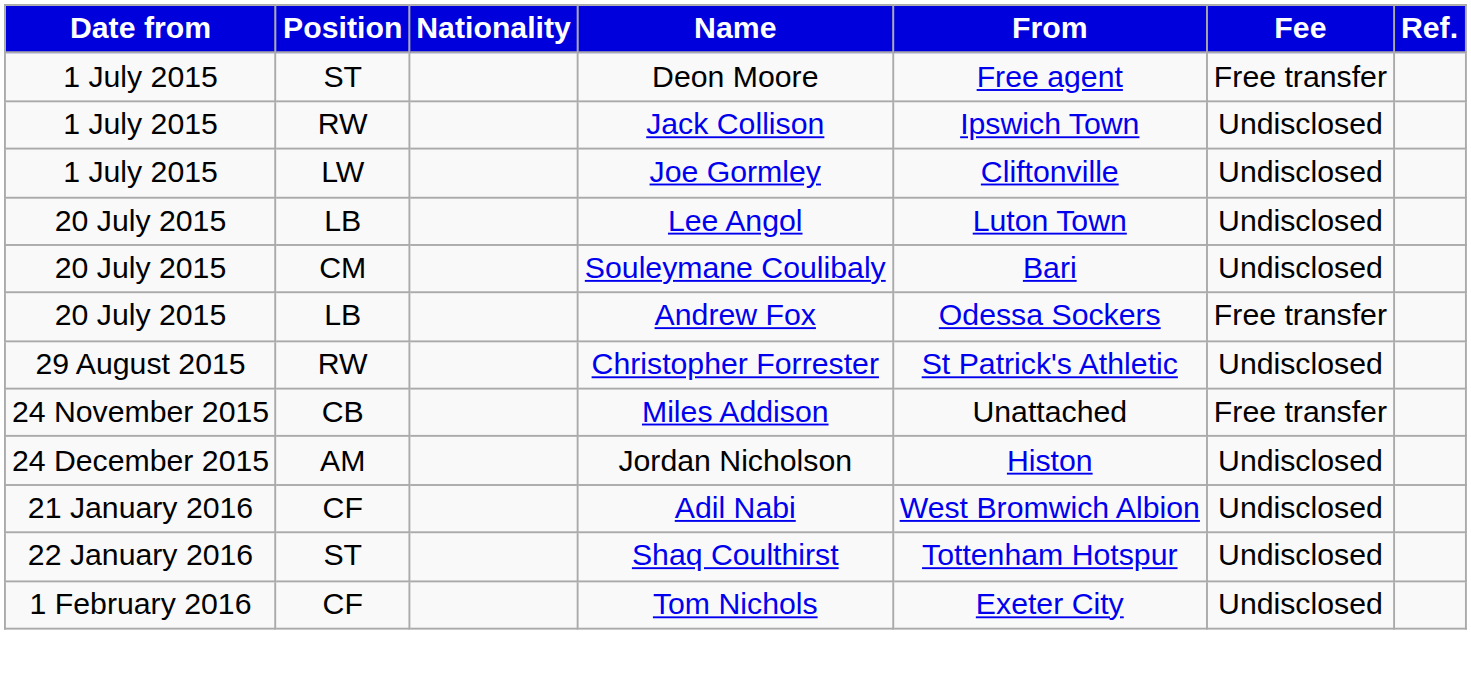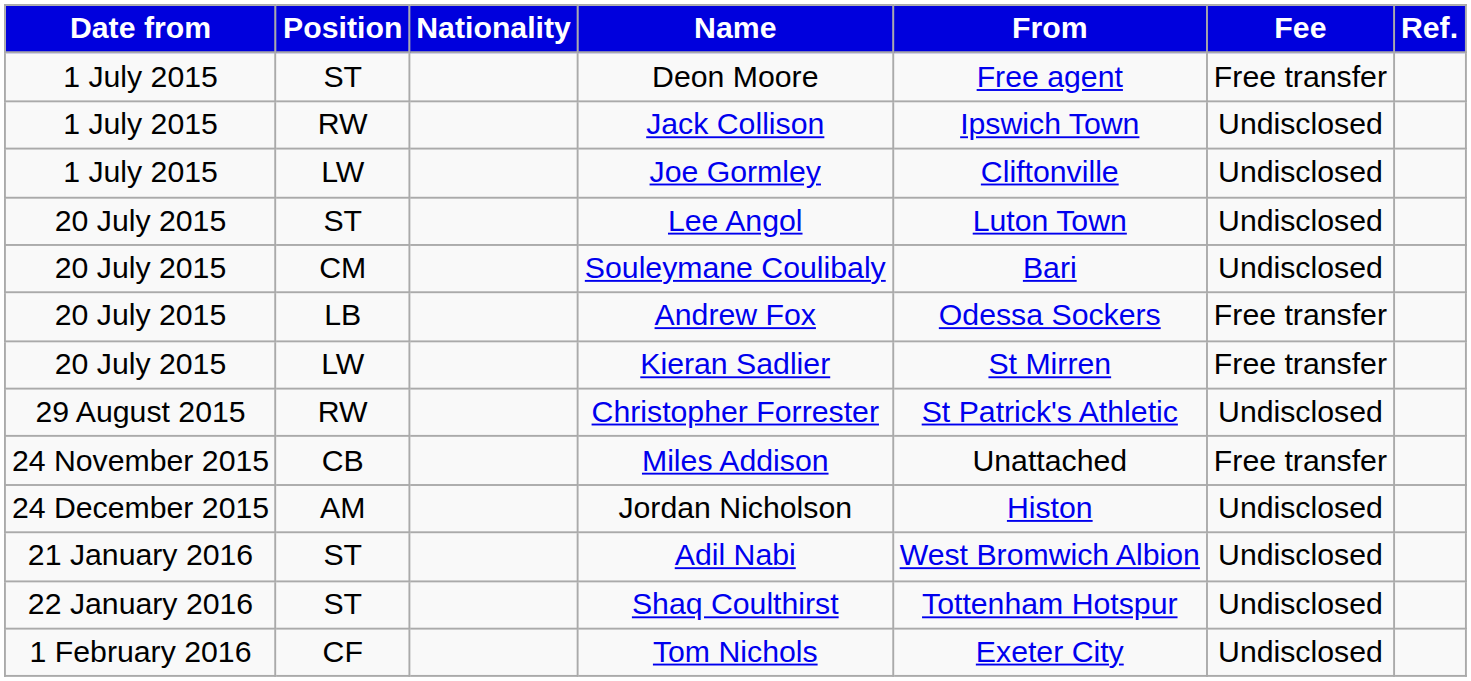(343, 220) LB -> (343, 220) ST
+ row: (735, 364)
(343, 508) CF -> (343, 556) ST
